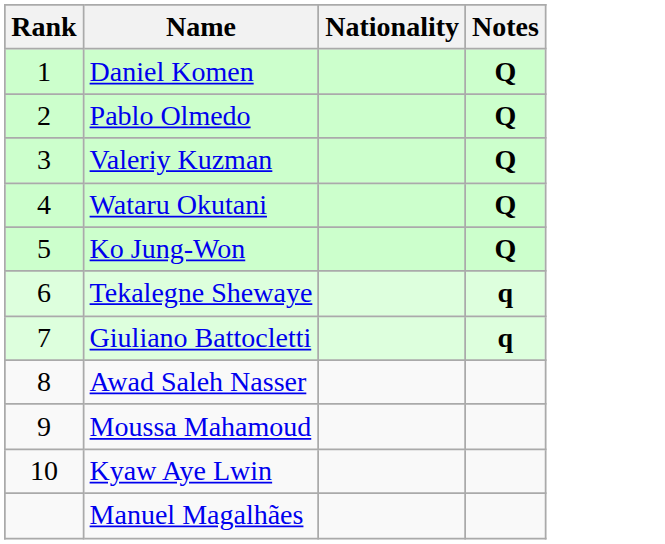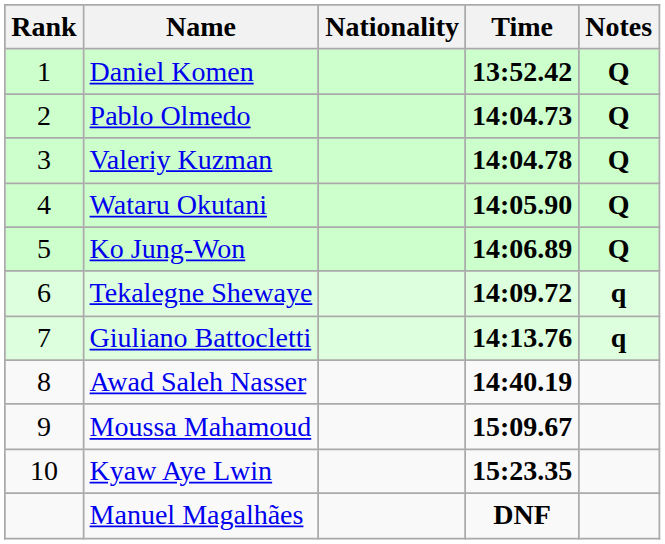+ column: (522, 26)
